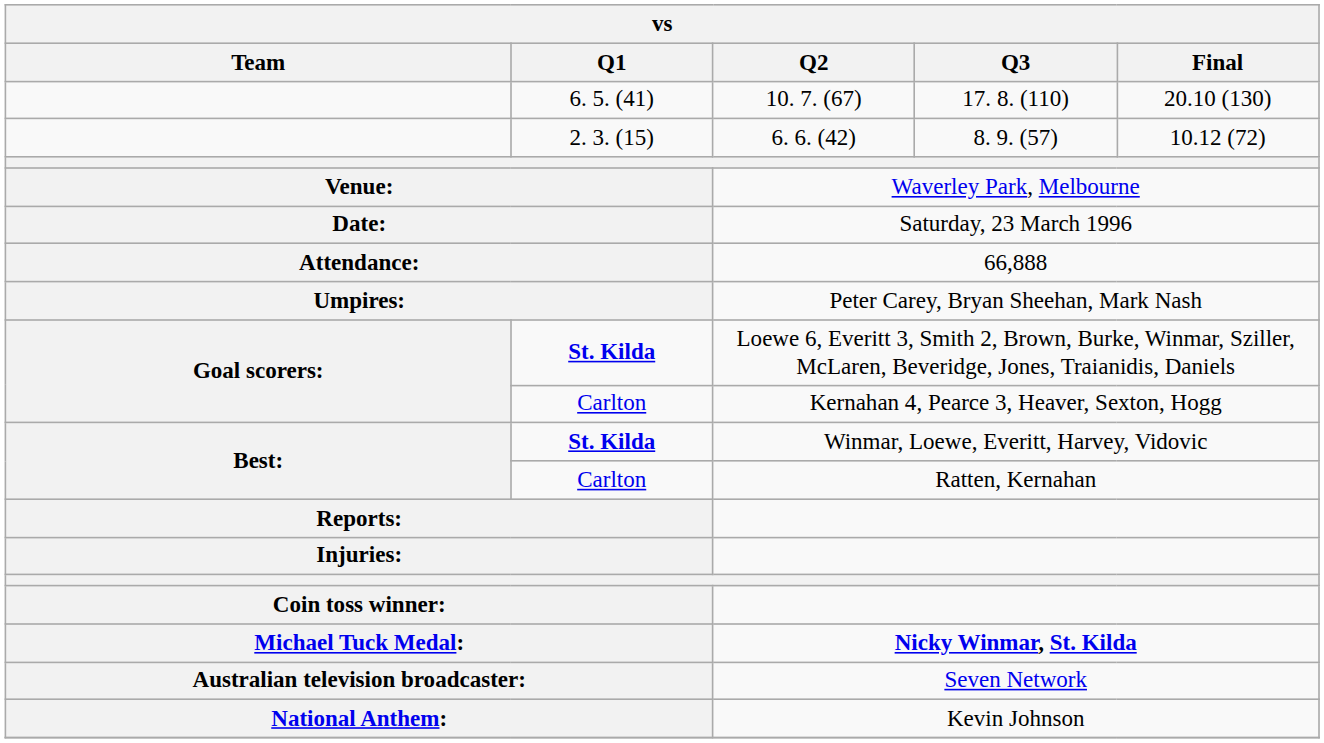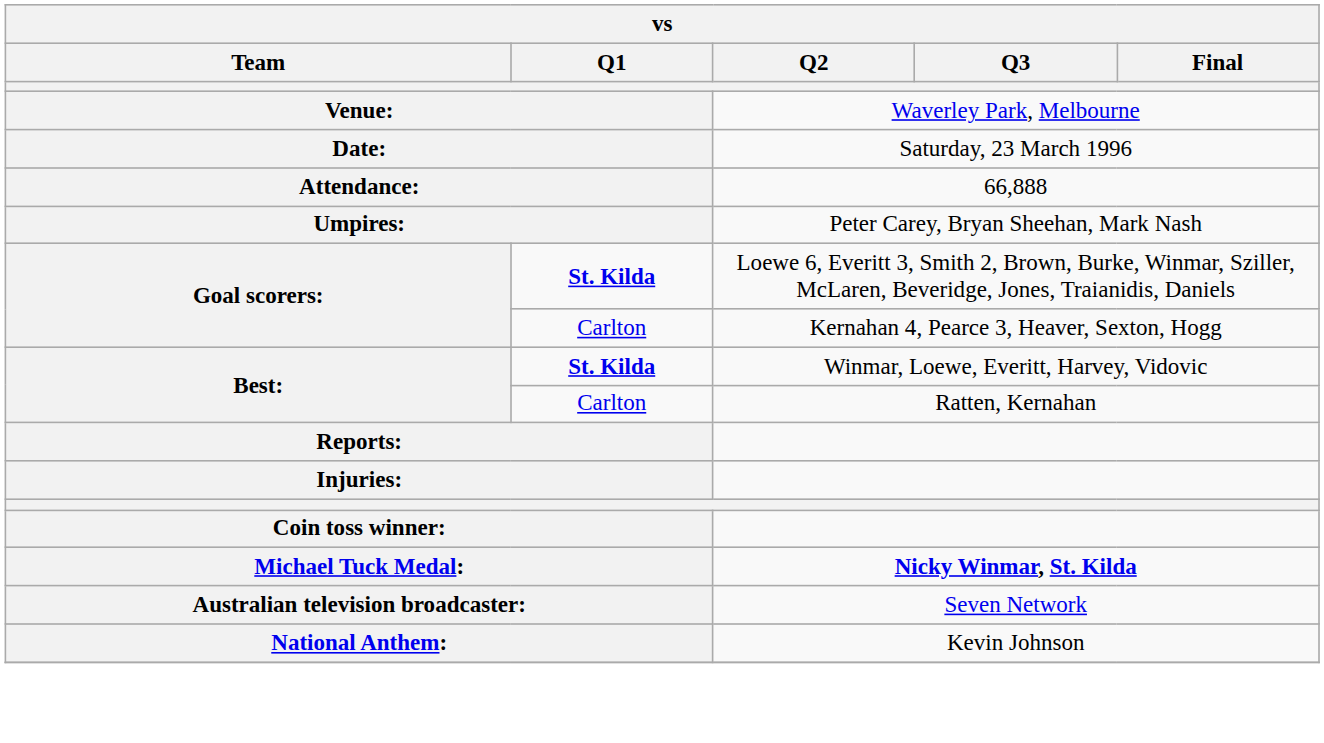- row: (612, 99)
- row: (612, 137)
